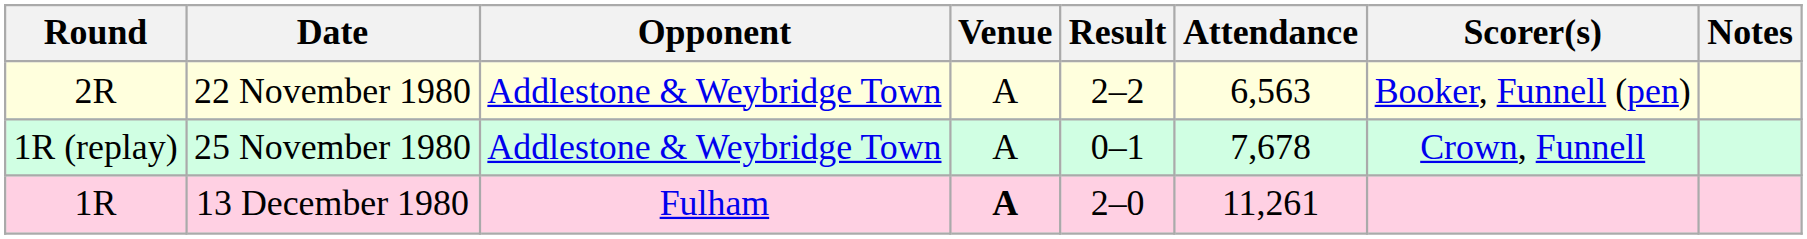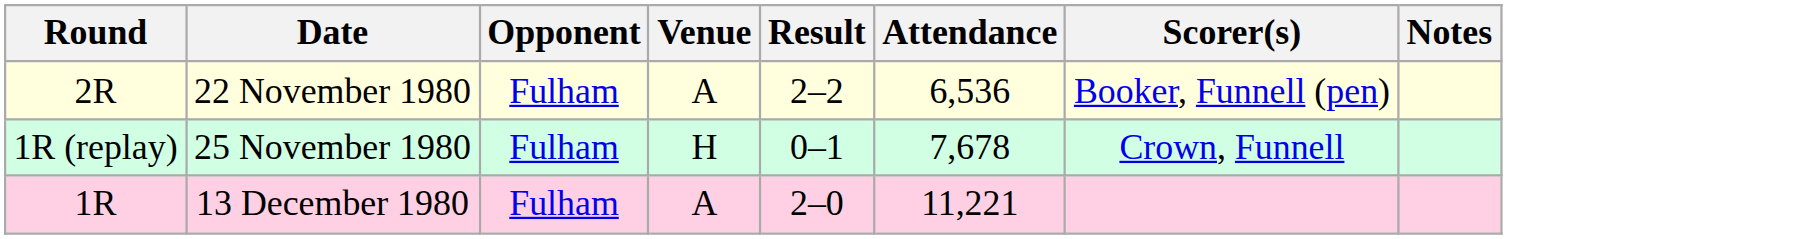(714, 89) Addlestone & Weybridge Town -> (564, 89) Fulham
(1271, 89) 6,563 -> (970, 89) 6,536
(714, 146) Addlestone & Weybridge Town -> (564, 146) Fulham
(1005, 146) A -> (704, 146) H
(1005, 203) bold -> (704, 203) normal
(1271, 203) 11,261 -> (970, 203) 11,221
